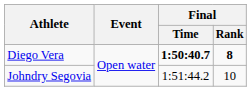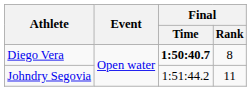(230, 55) bold -> (230, 55) normal
(230, 76) 10 -> (230, 76) 11
